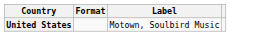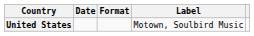+ column: (85, 11)
